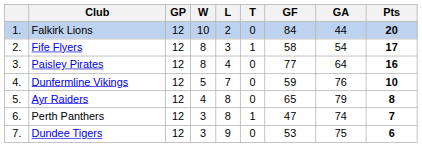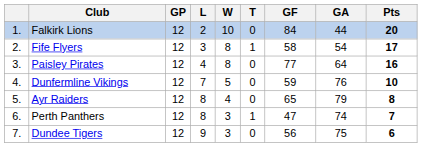columns swapped: (203, 13) <-> (228, 13)
(290, 133) 53 -> (290, 133) 56
